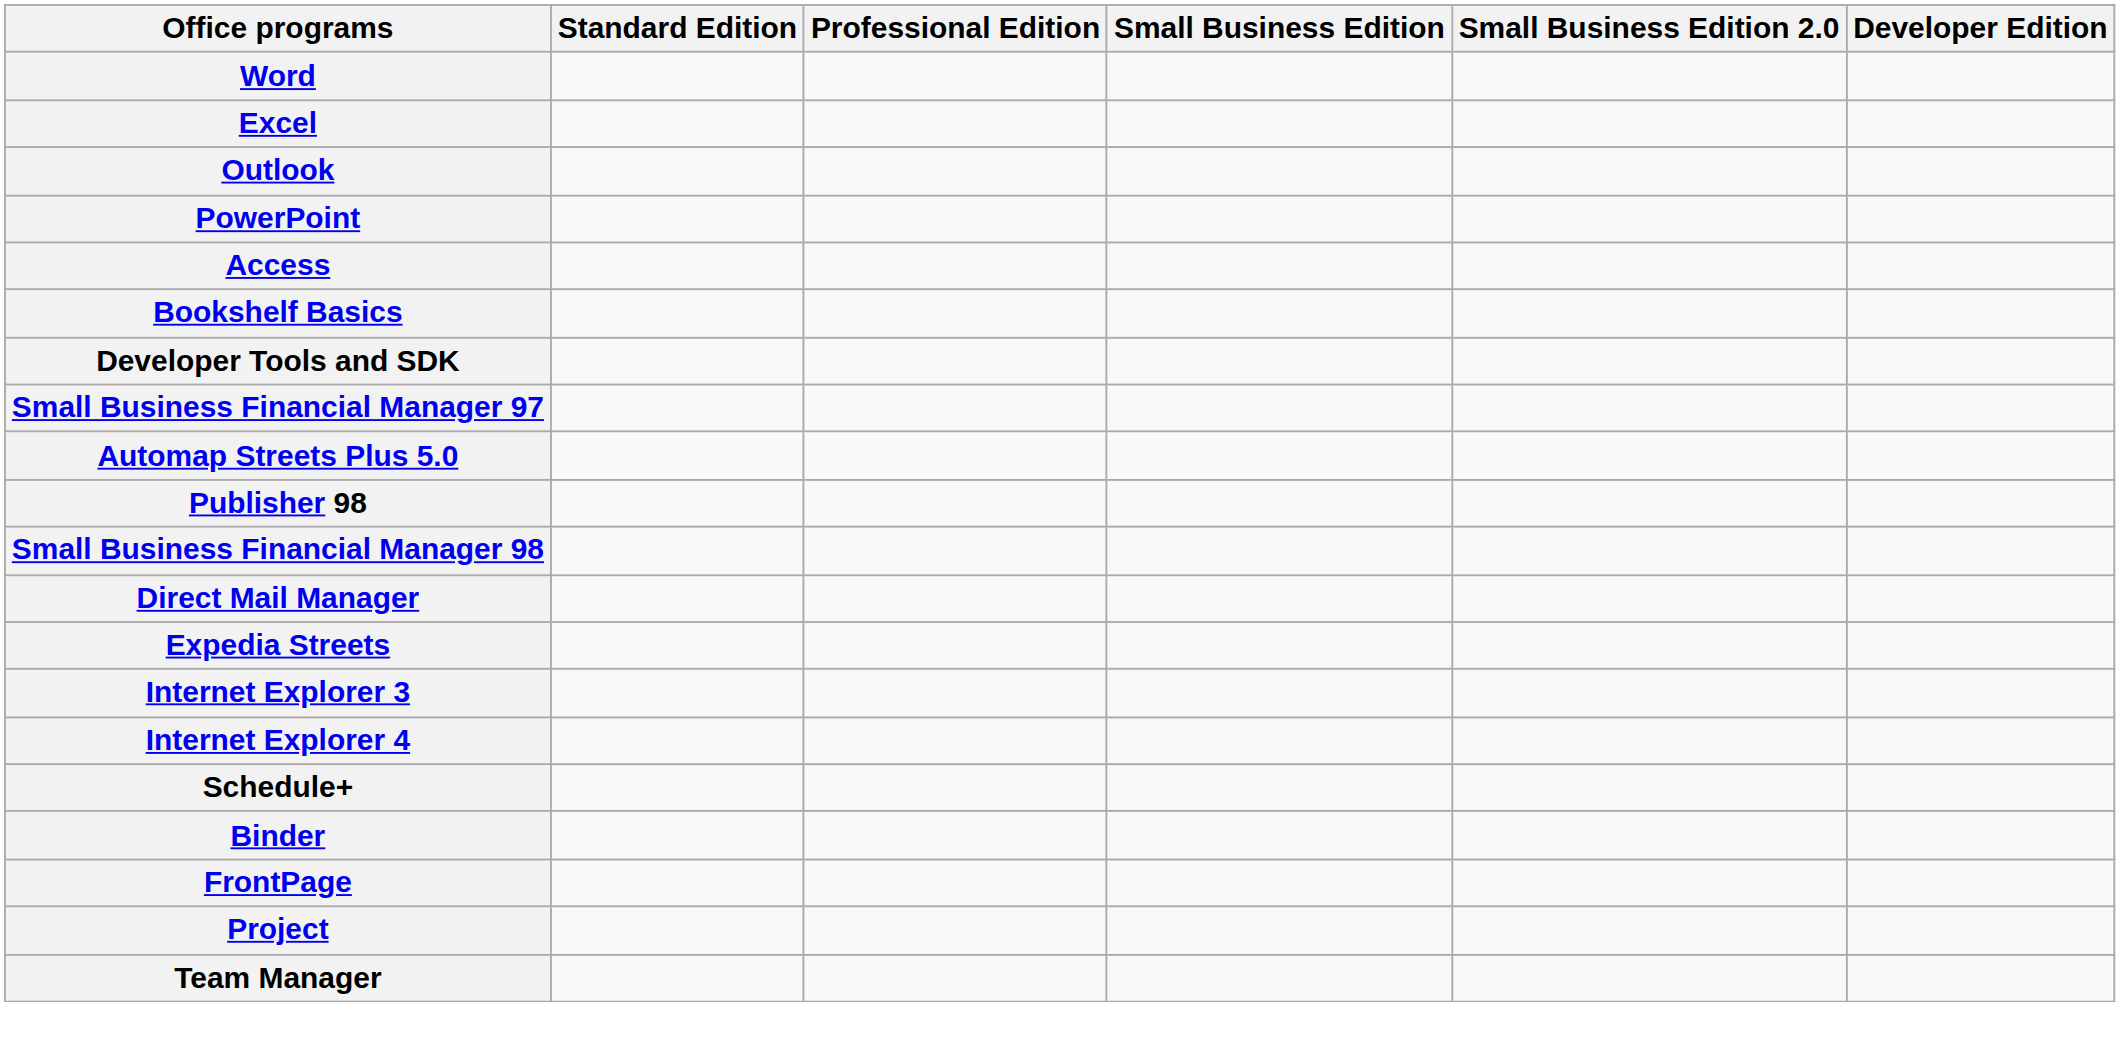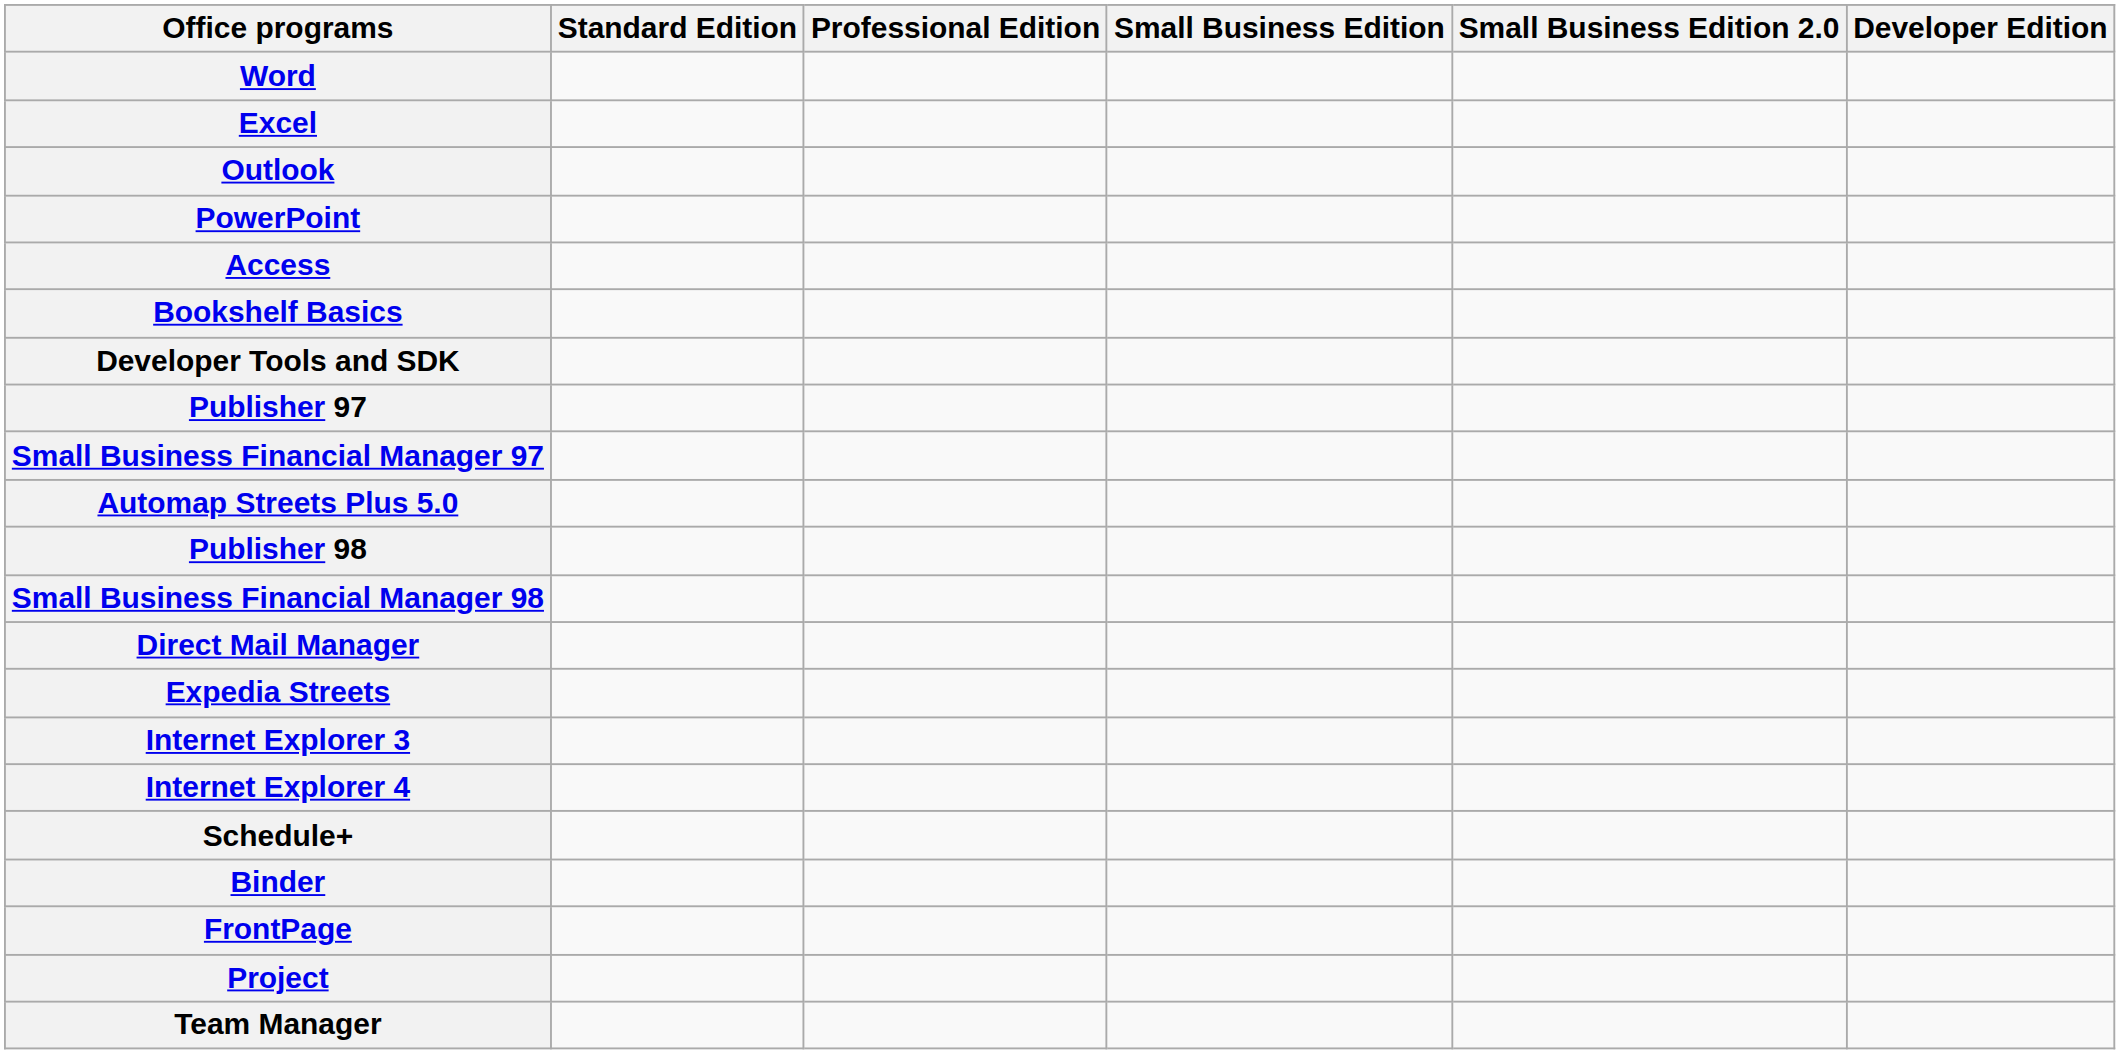+ row: (278, 407)
